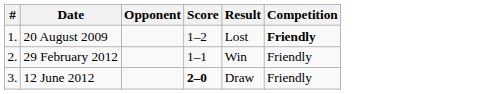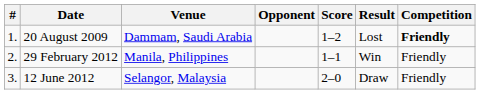+ column: (188, 15)
(197, 78) bold -> (331, 78) normal
